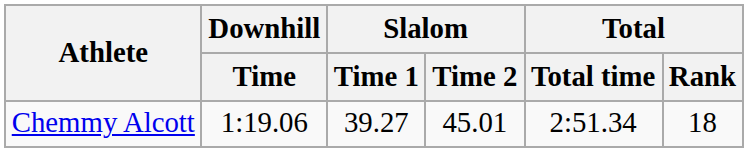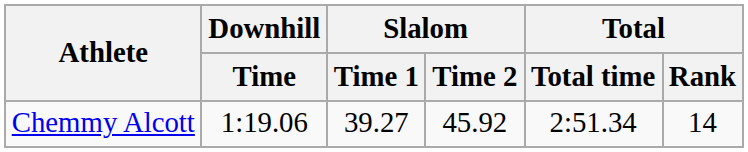(475, 123) 45.01 -> (475, 123) 45.92
(702, 123) 18 -> (702, 123) 14
